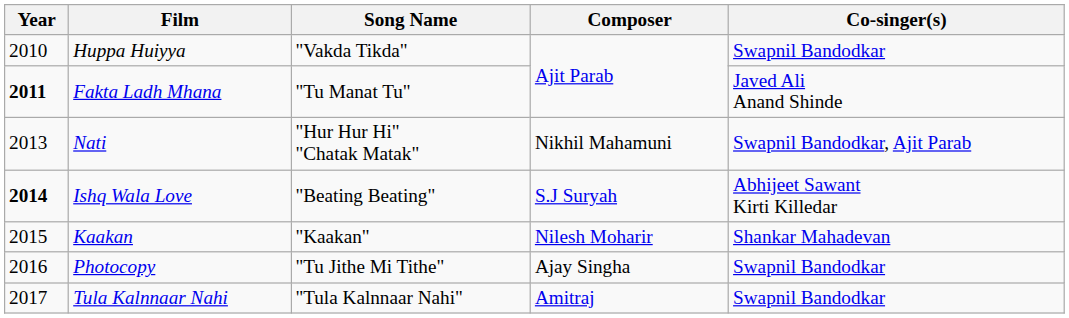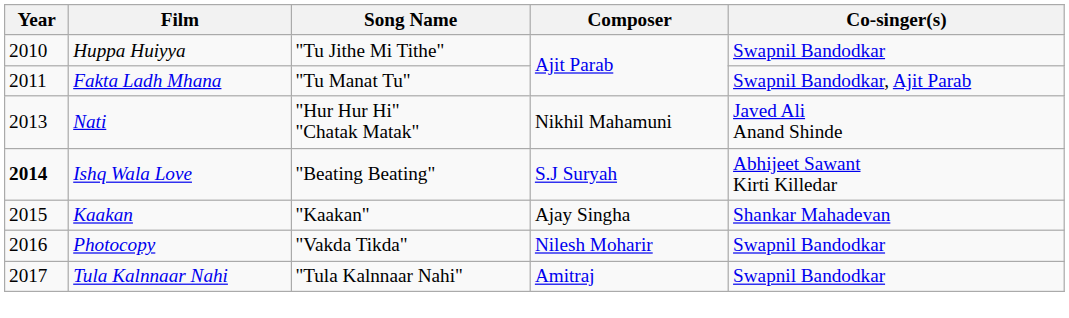(351, 50) "Vakda Tikda" -> (370, 50) "Tu Jithe Mi Tithe"
(28, 91) bold -> (28, 80) normal
(788, 91) Javed Ali Anand Shinde -> (852, 80) Swapnil Bandodkar, Ajit Parab
(852, 143) Swapnil Bandodkar, Ajit Parab -> (788, 121) Javed Ali Anand Shinde
(594, 236) Nilesh Moharir -> (583, 215) Ajay Singha
(370, 267) "Tu Jithe Mi Tithe" -> (351, 245) "Vakda Tikda"
(583, 267) Ajay Singha -> (594, 245) Nilesh Moharir
